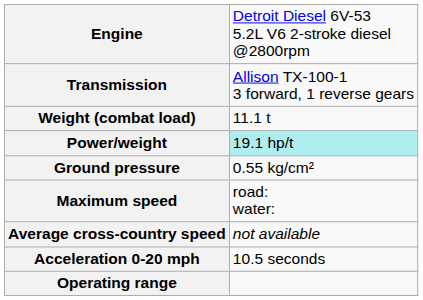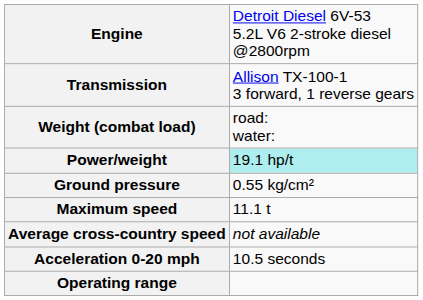(252, 118) 11.1 t -> (254, 127) road: water:
(254, 200) road: water: -> (252, 209) 11.1 t
